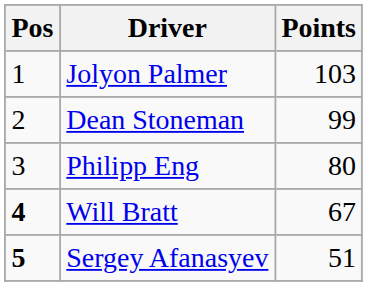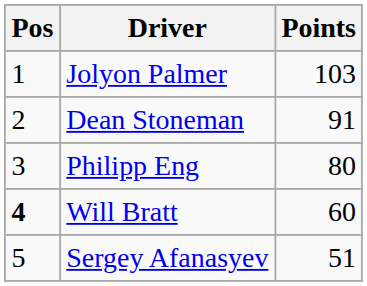(342, 119) 99 -> (342, 119) 91
(342, 212) 67 -> (342, 212) 60
(18, 258) bold -> (18, 258) normal
